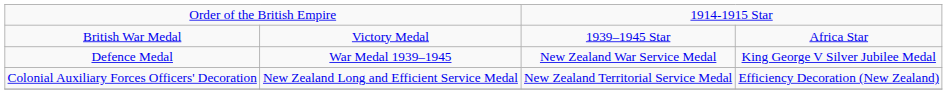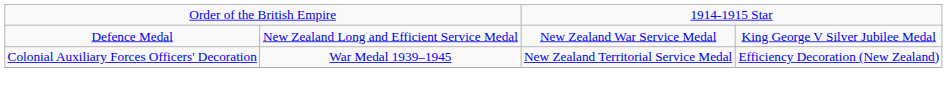- row: (132, 36)
(390, 57) War Medal 1939–1945 -> (390, 36) New Zealand Long and Efficient Service Medal
(390, 78) New Zealand Long and Efficient Service Medal -> (390, 57) War Medal 1939–1945
